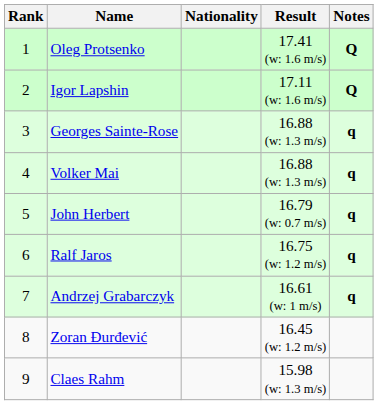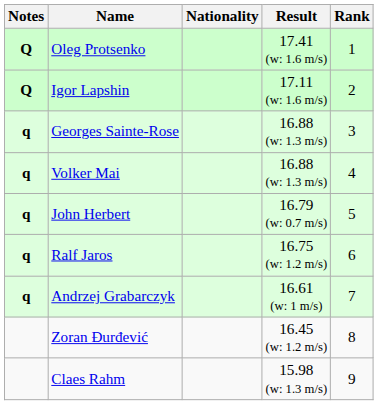columns swapped: (26, 16) <-> (351, 16)
